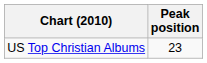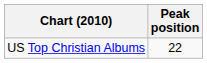(175, 48) 23 -> (175, 48) 22
